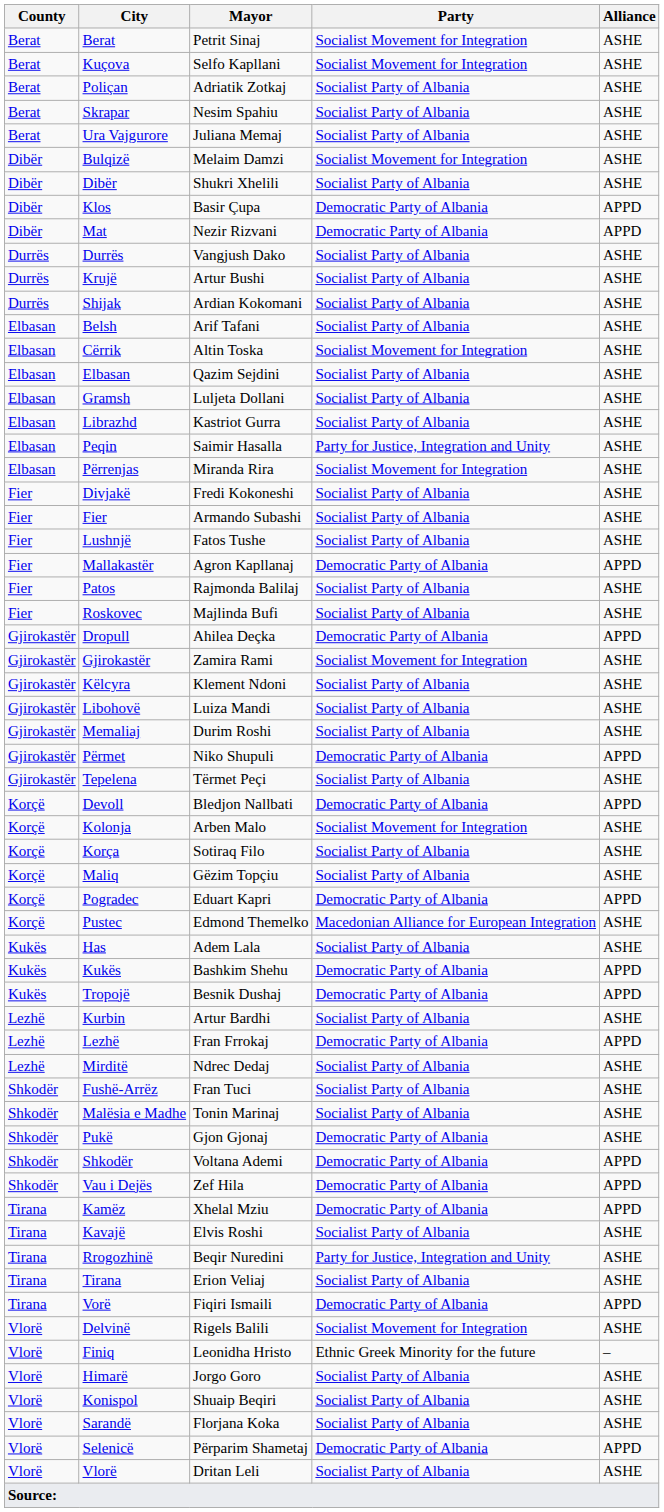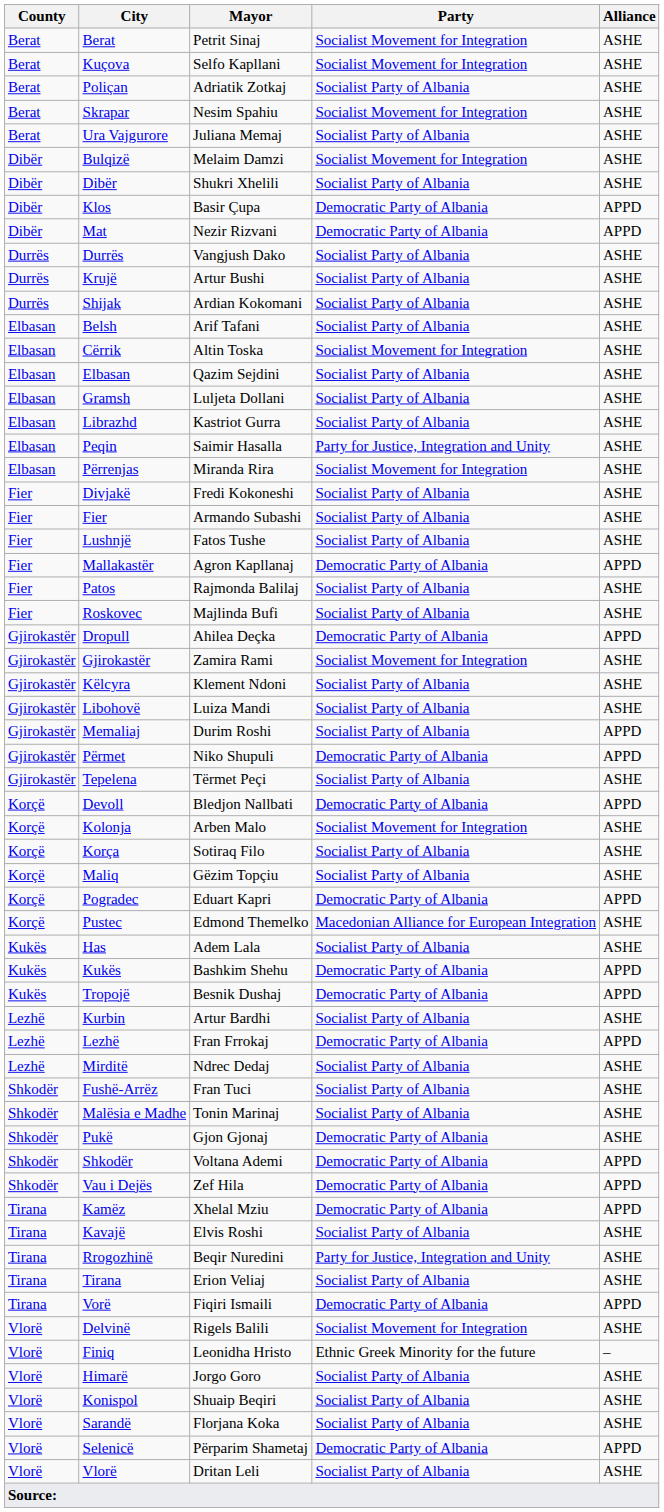(392, 111) Socialist Party of Albania -> (421, 111) Socialist Movement for Integration
(623, 732) ASHE -> (622, 732) APPD
